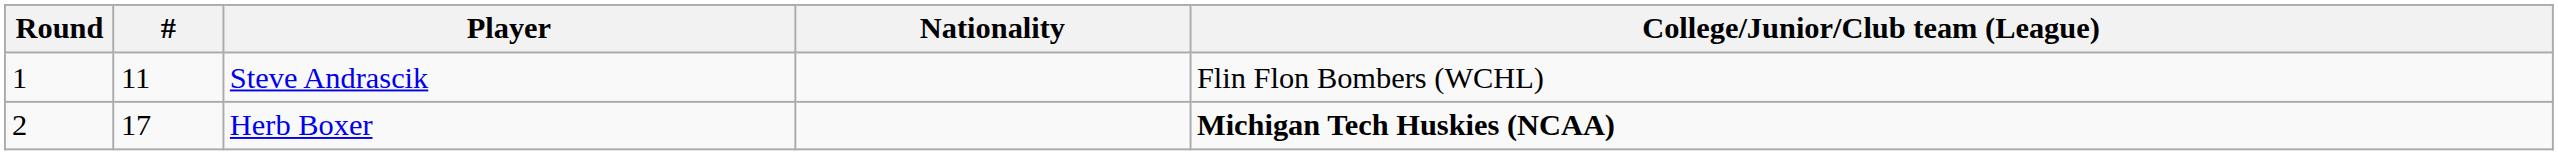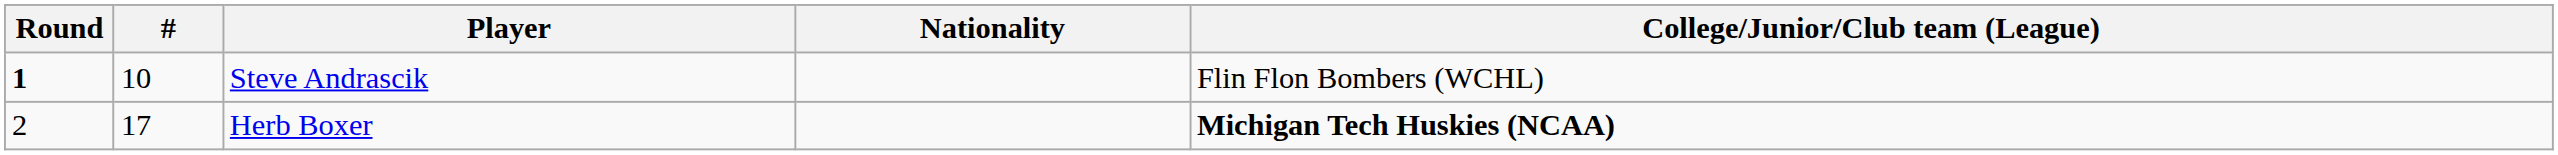(20, 76) normal -> (20, 76) bold
(136, 76) 11 -> (136, 76) 10
